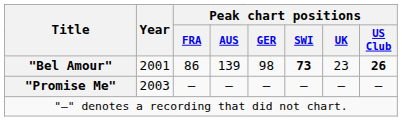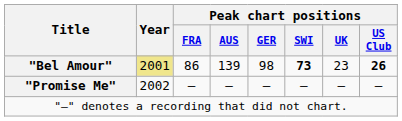(155, 66) no background -> (155, 66) khaki background
(155, 86) 2003 -> (155, 86) 2002
